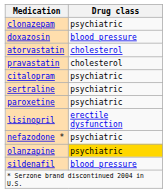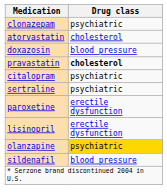rows swapped: (29, 37) <-> (36, 50)
(96, 63) normal -> (96, 63) bold
(96, 102) psychiatric -> (96, 107) erectile dysfunction
- row: (36, 137)
